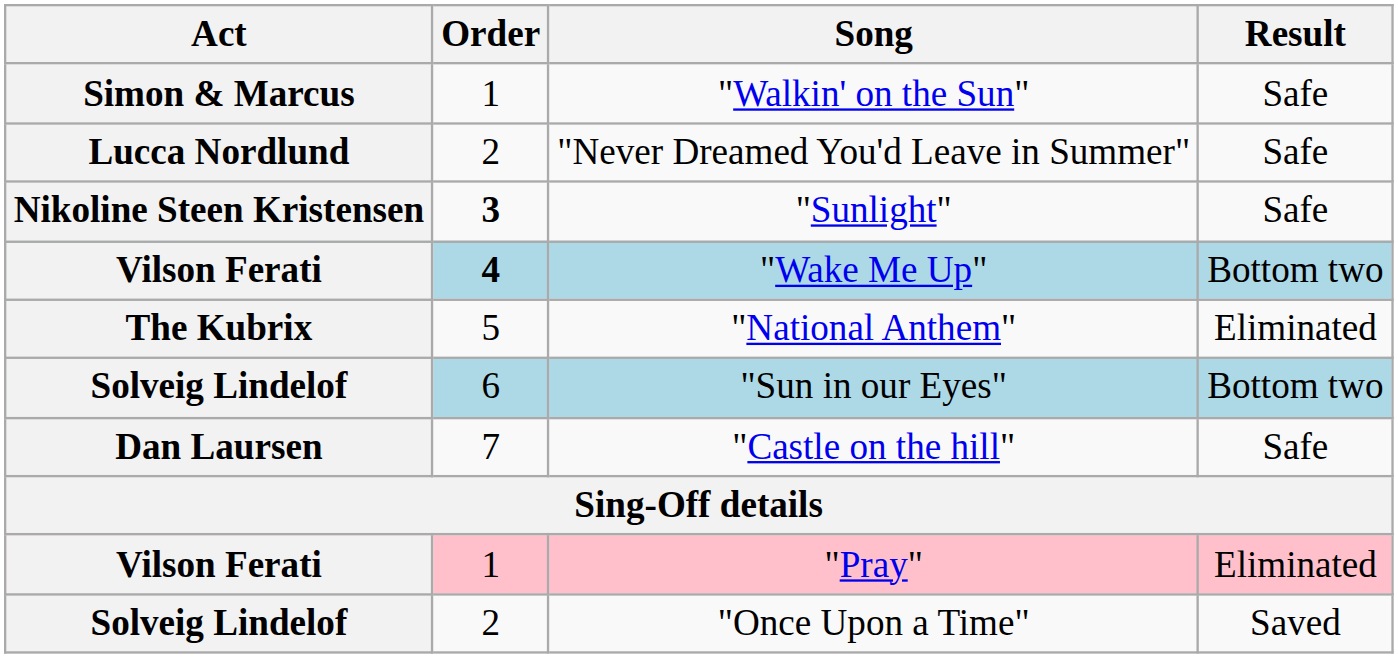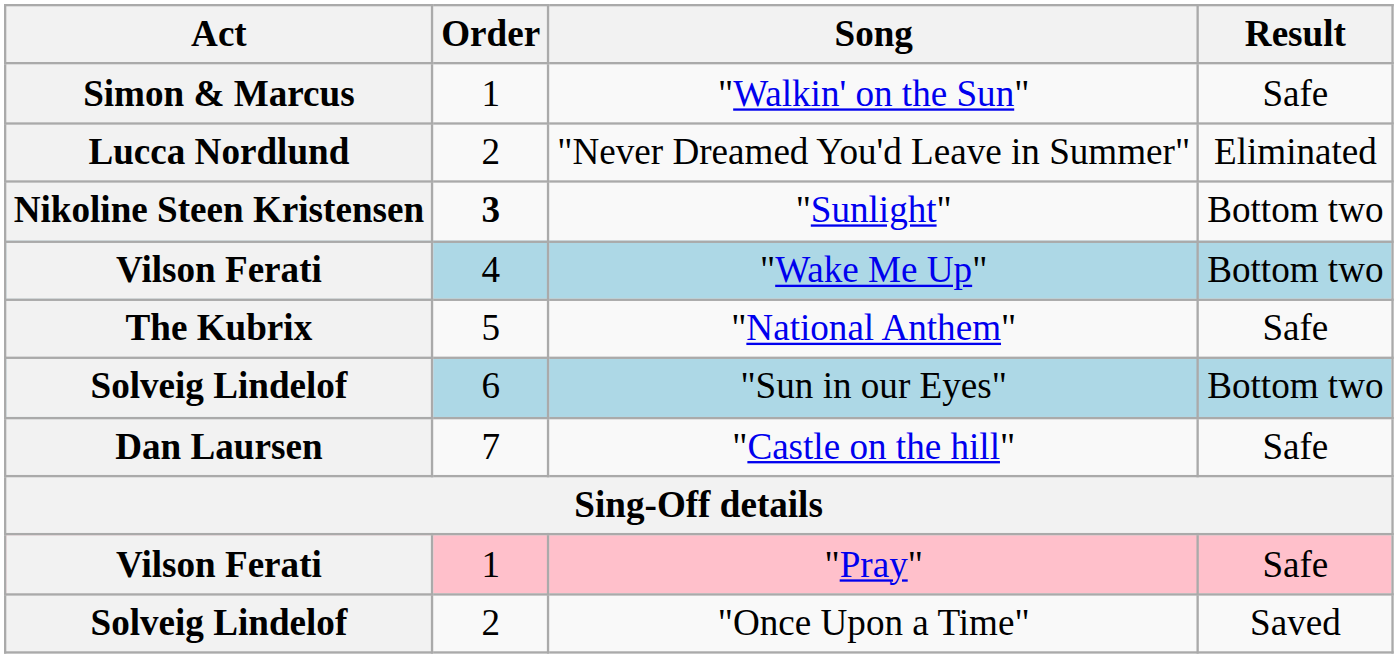(1295, 151) Safe -> (1295, 151) Eliminated
(1295, 210) Safe -> (1295, 210) Bottom two
(491, 269) bold -> (491, 269) normal
(1295, 328) Eliminated -> (1295, 328) Safe
(1295, 563) Eliminated -> (1295, 563) Safe
